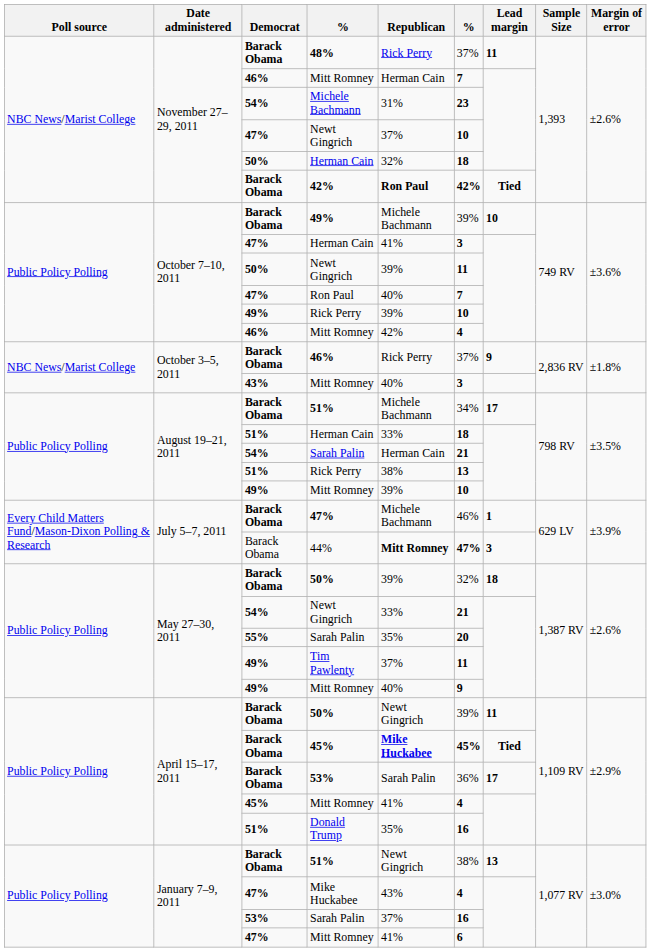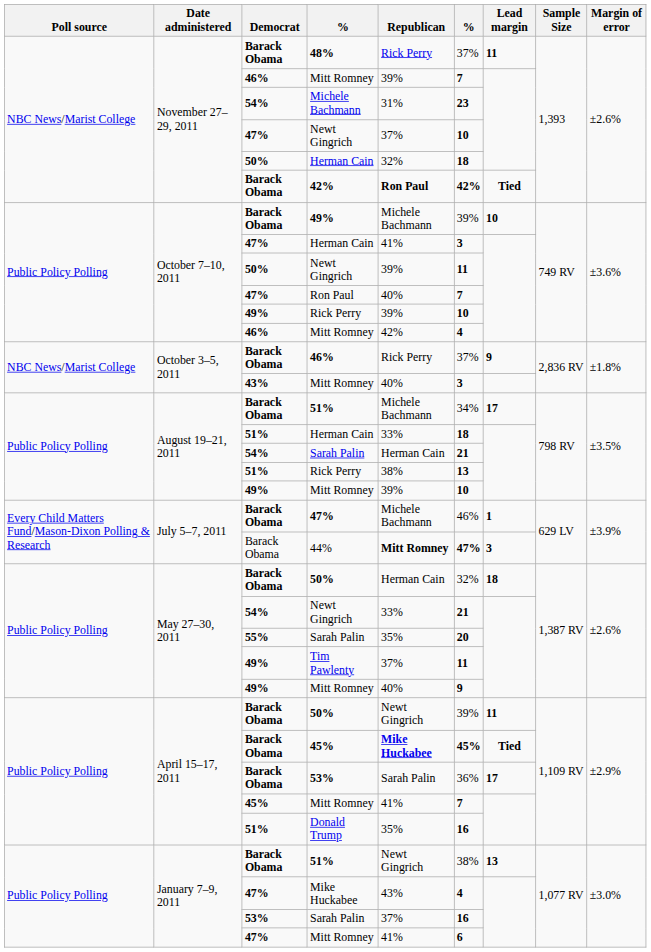(413, 78) Herman Cain -> (392, 78) 39%
(392, 580) 39% -> (413, 580) Herman Cain
(460, 803) 4 -> (460, 803) 7
